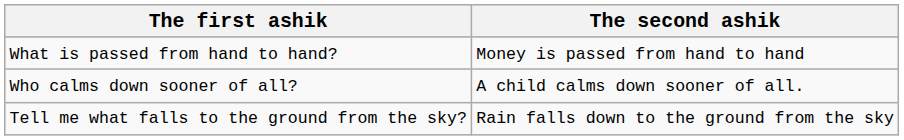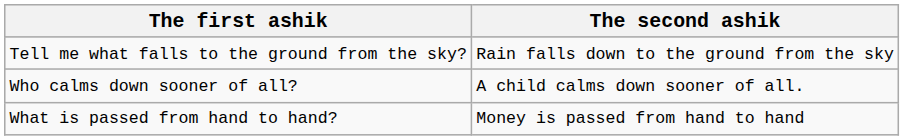rows swapped: (238, 119) <-> (174, 54)
